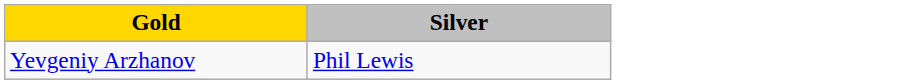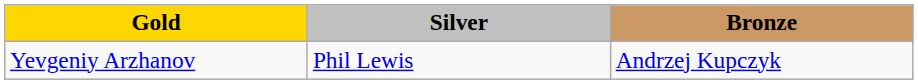+ column: (762, 23)
